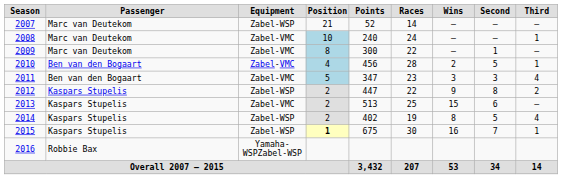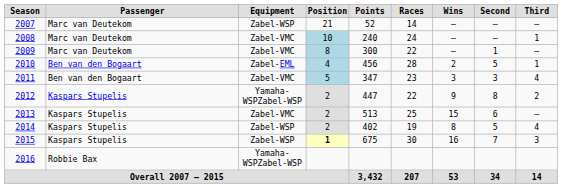(272, 64) Zabel-VMC -> (272, 64) Zabel-EML
(272, 91) Zabel-WSP -> (272, 96) Yamaha-WSPZabel-WSP
(537, 131) 1 -> (537, 141) 3
